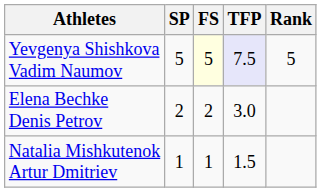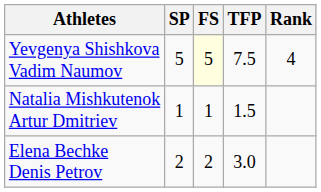(245, 60) lavender background -> (245, 60) no background
(291, 60) 5 -> (291, 60) 4
rows swapped: (59, 110) <-> (85, 161)
